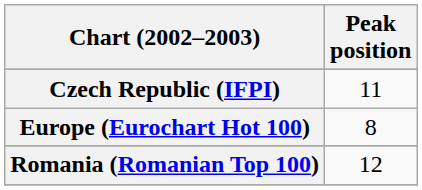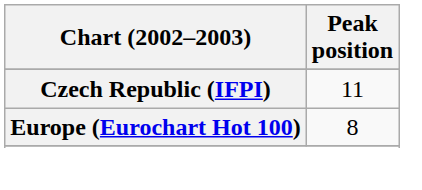- row: (165, 164)
